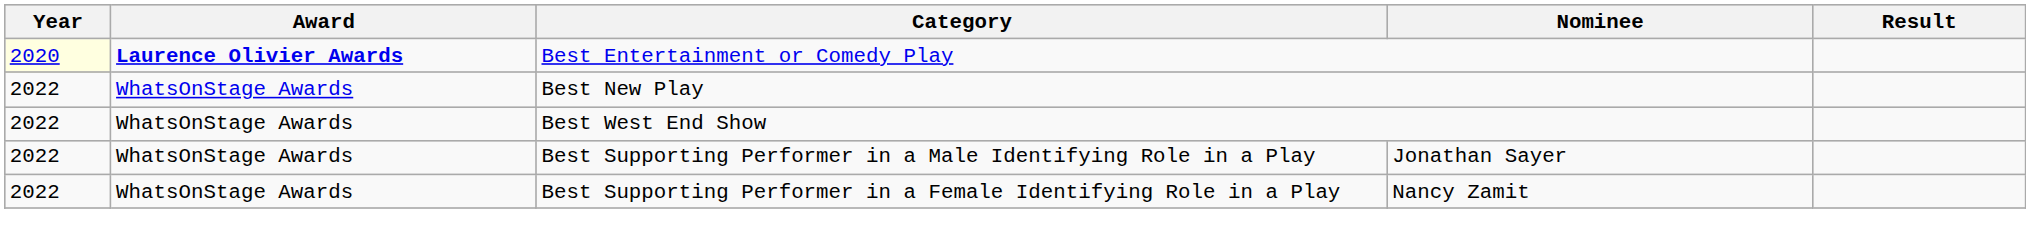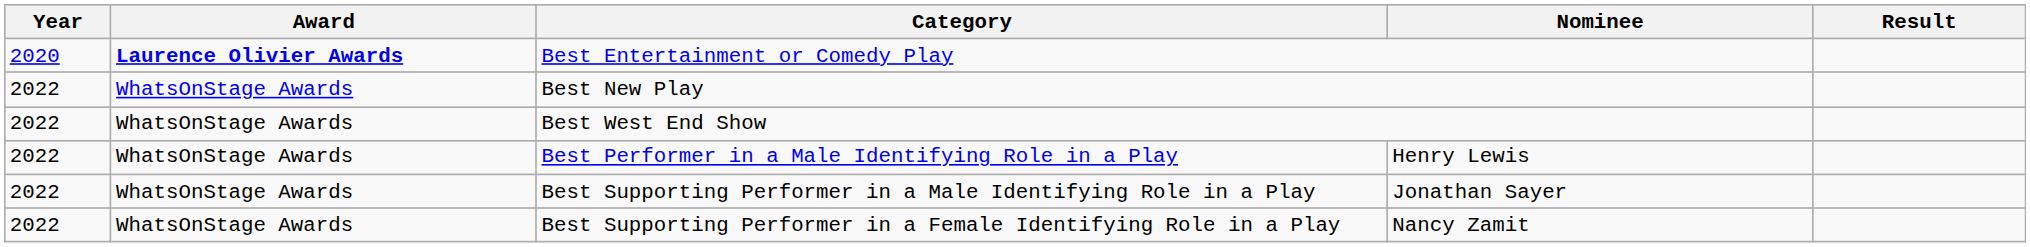(35, 56) lightyellow background -> (35, 56) no background
+ row: (860, 157)
